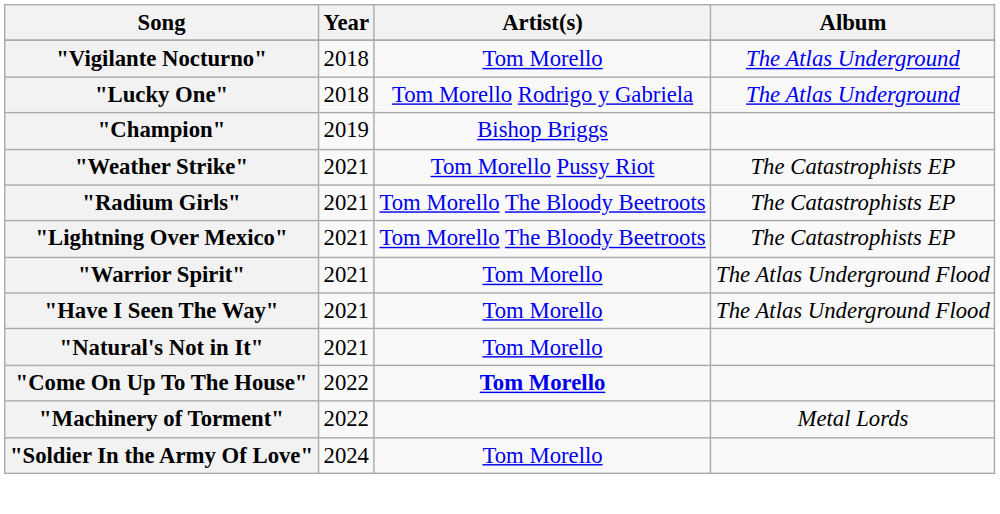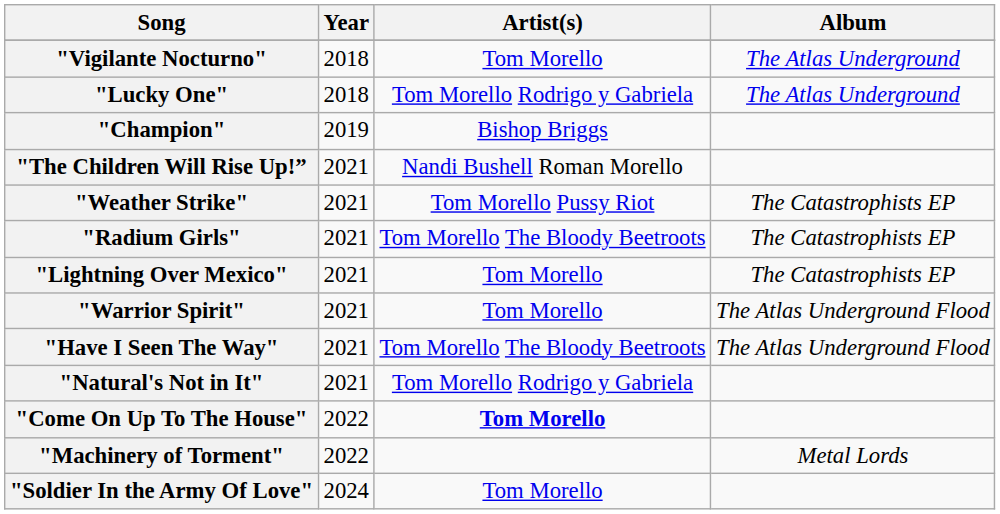+ row: (161, 166)
(543, 238) Tom Morello The Bloody Beetroots -> (543, 274) Tom Morello
(543, 310) Tom Morello -> (543, 346) Tom Morello The Bloody Beetroots
(543, 346) Tom Morello -> (543, 382) Tom Morello Rodrigo y Gabriela
